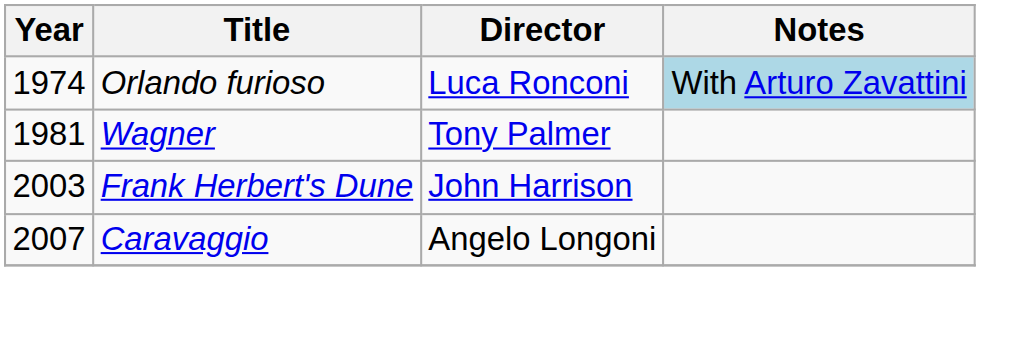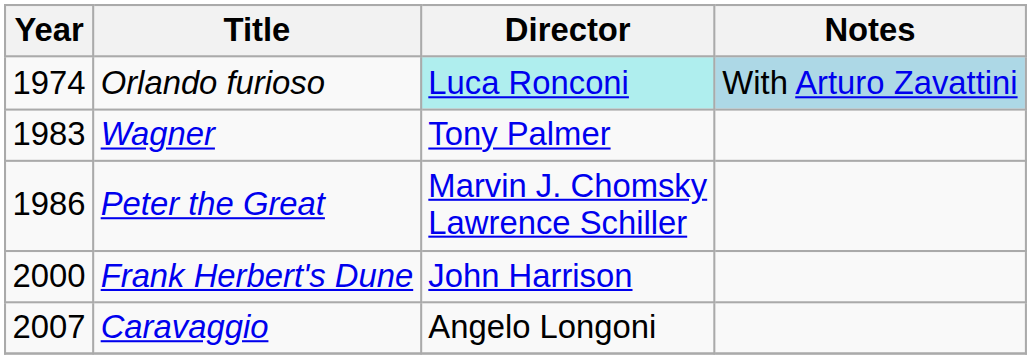(529, 82) no background -> (529, 82) paleturquoise background
(49, 134) 1981 -> (49, 134) 1983
+ row: (213, 205)
(49, 186) 2003 -> (49, 275) 2000
